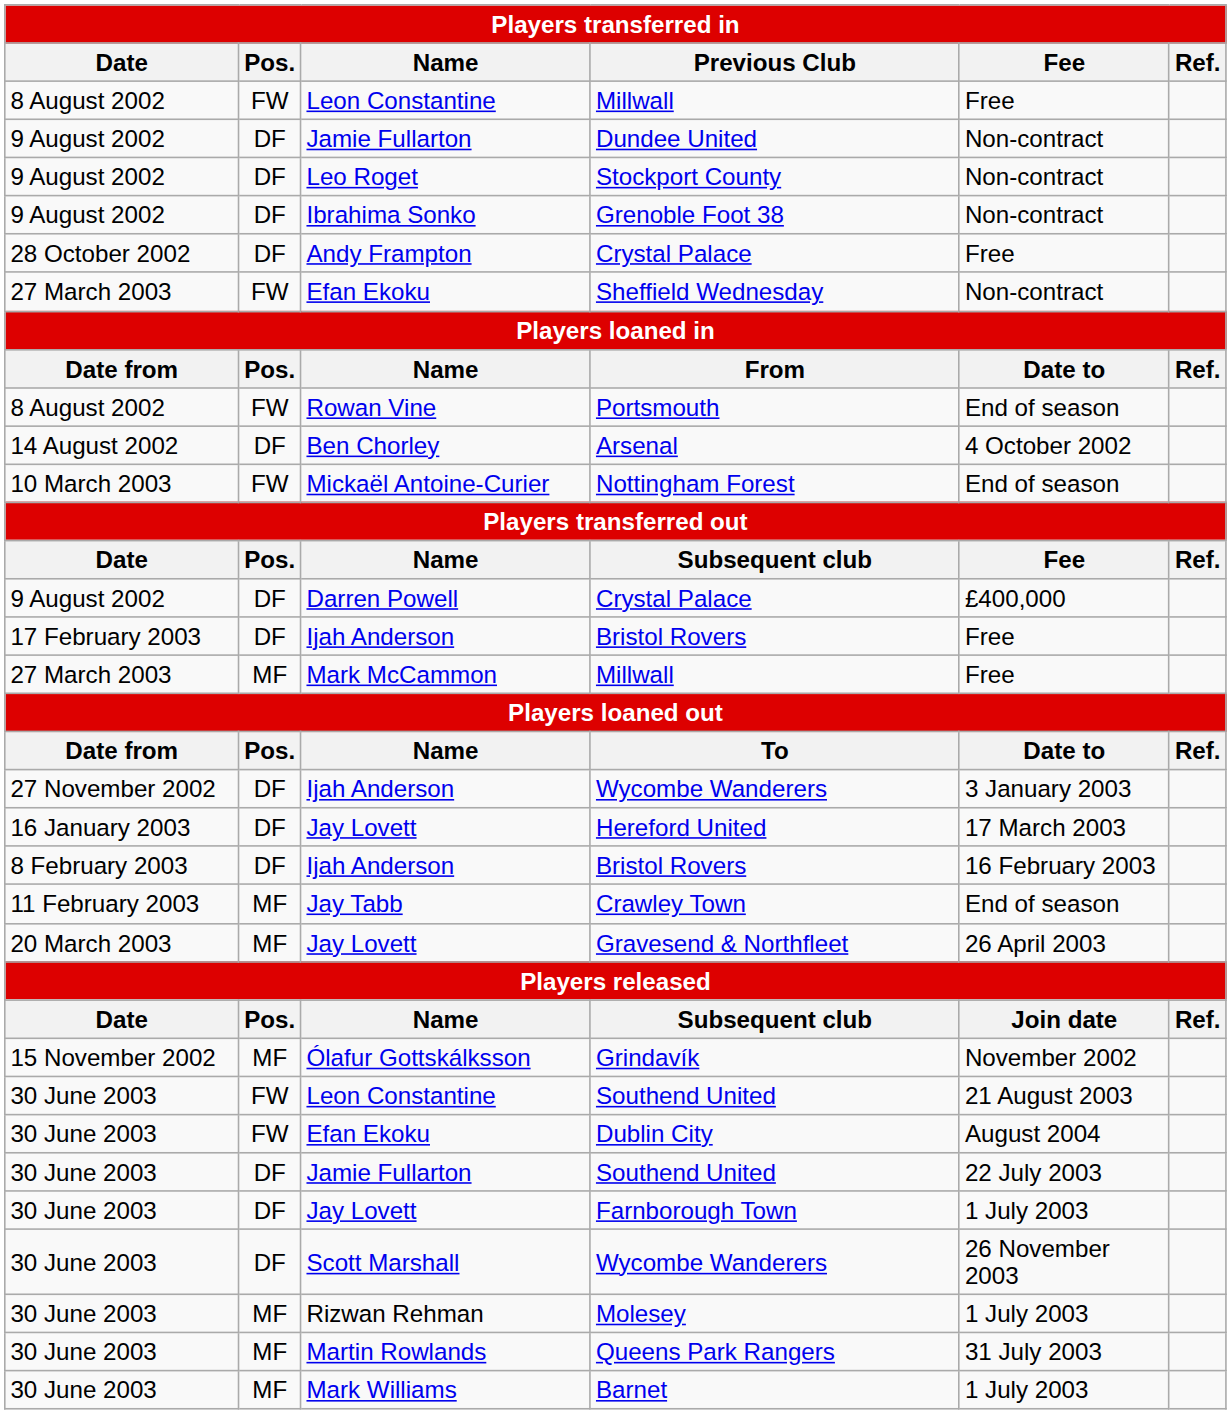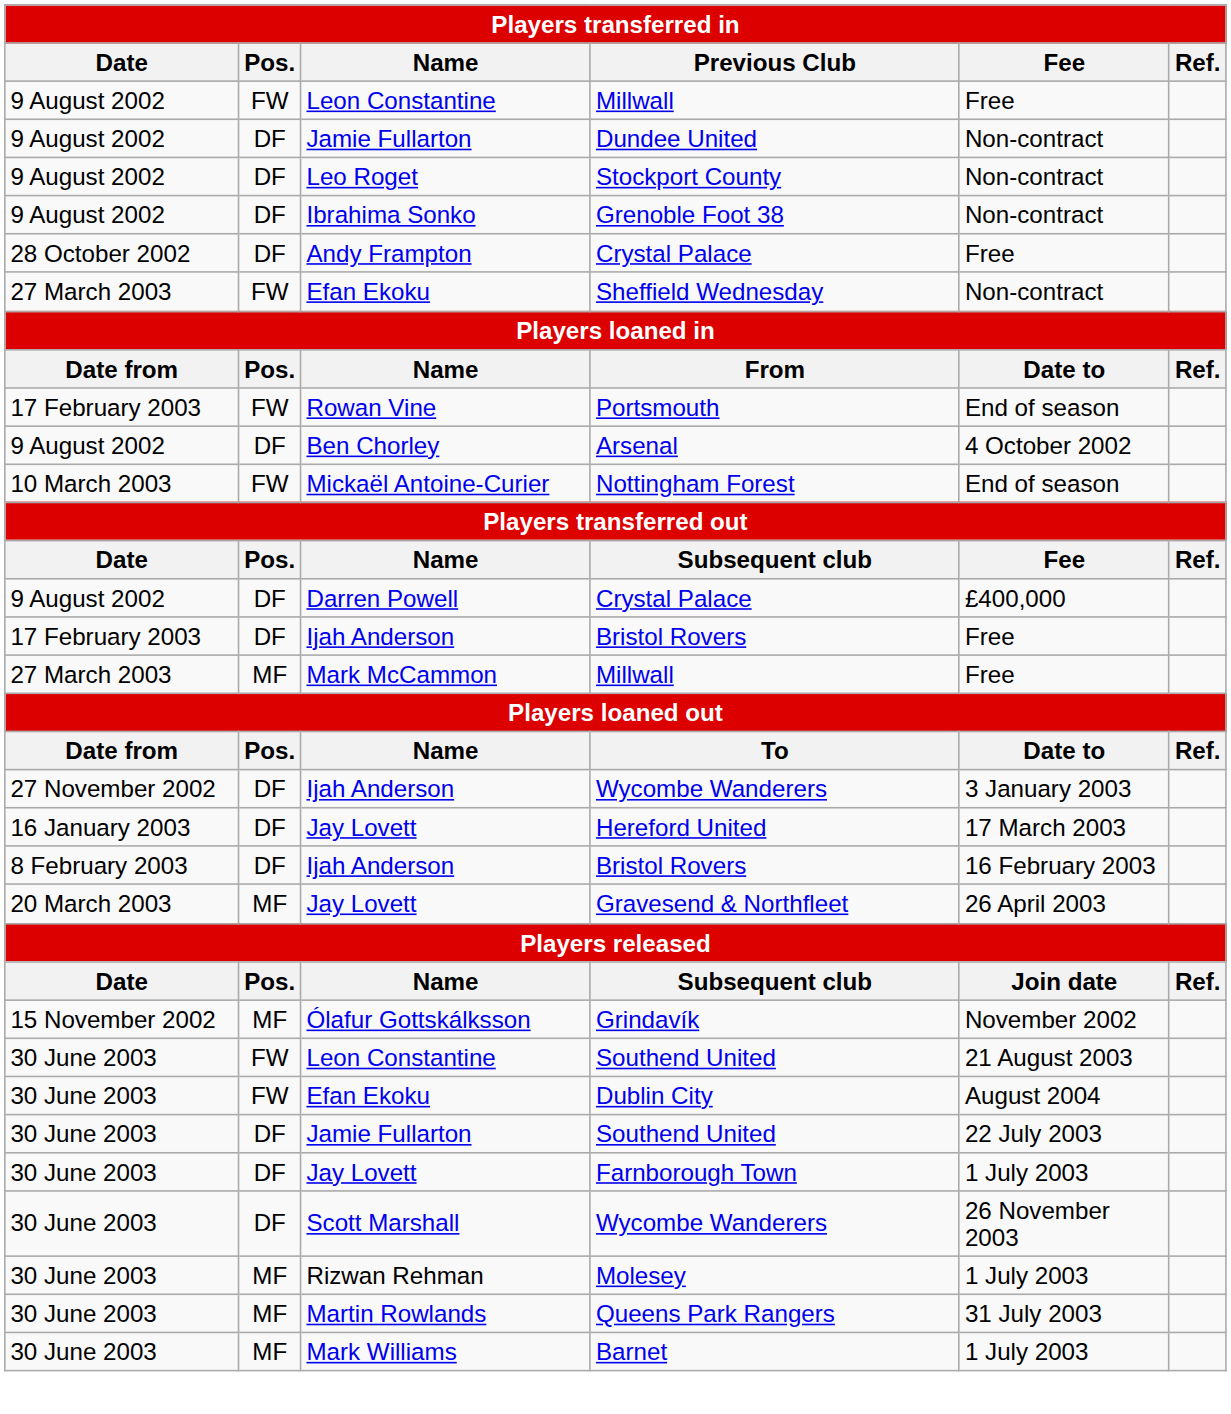(88, 101) 8 August 2002 -> (88, 101) 9 August 2002
(88, 407) 8 August 2002 -> (106, 407) 17 February 2003
(94, 445) 14 August 2002 -> (88, 445) 9 August 2002
- row: (355, 904)
